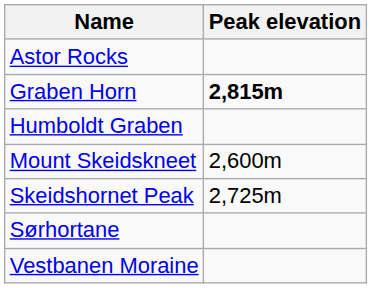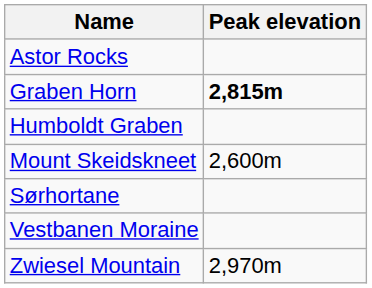- row: (102, 195)
+ row: (95, 265)
